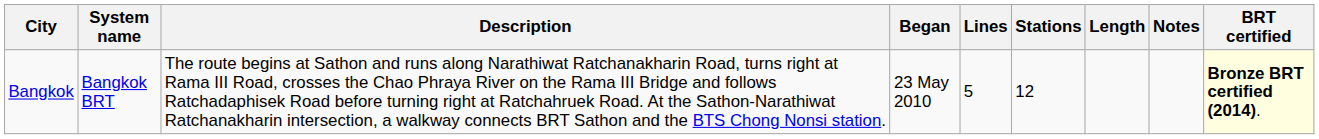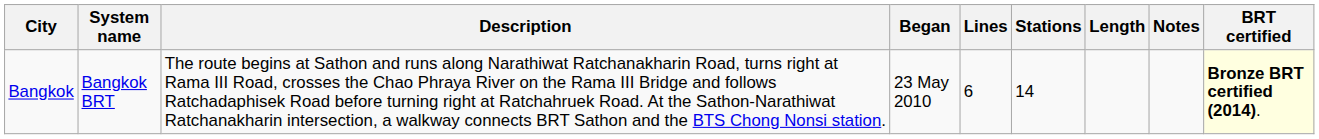(968, 91) 5 -> (968, 91) 6
(1025, 91) 12 -> (1025, 91) 14
